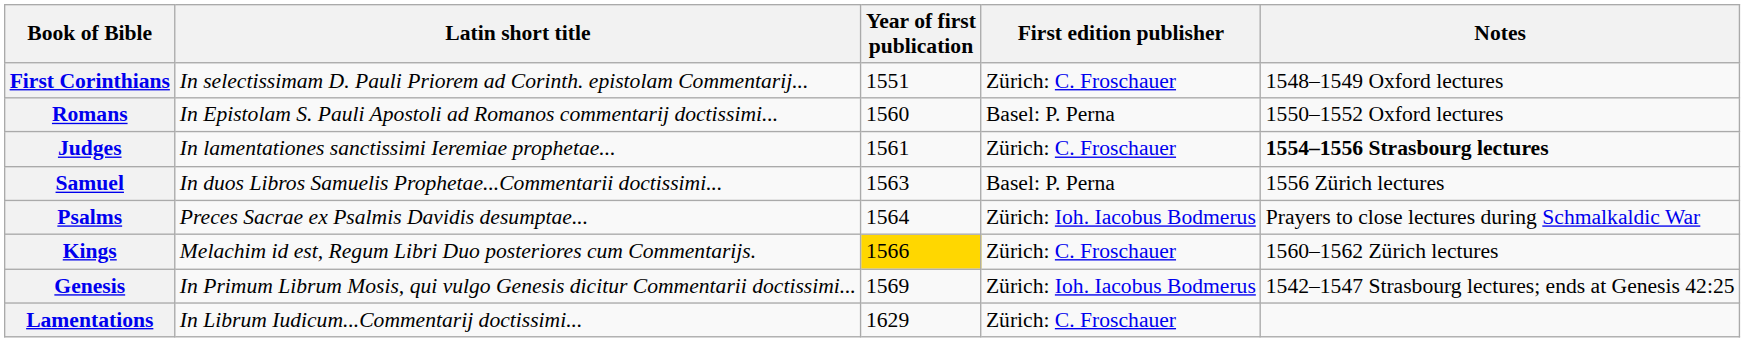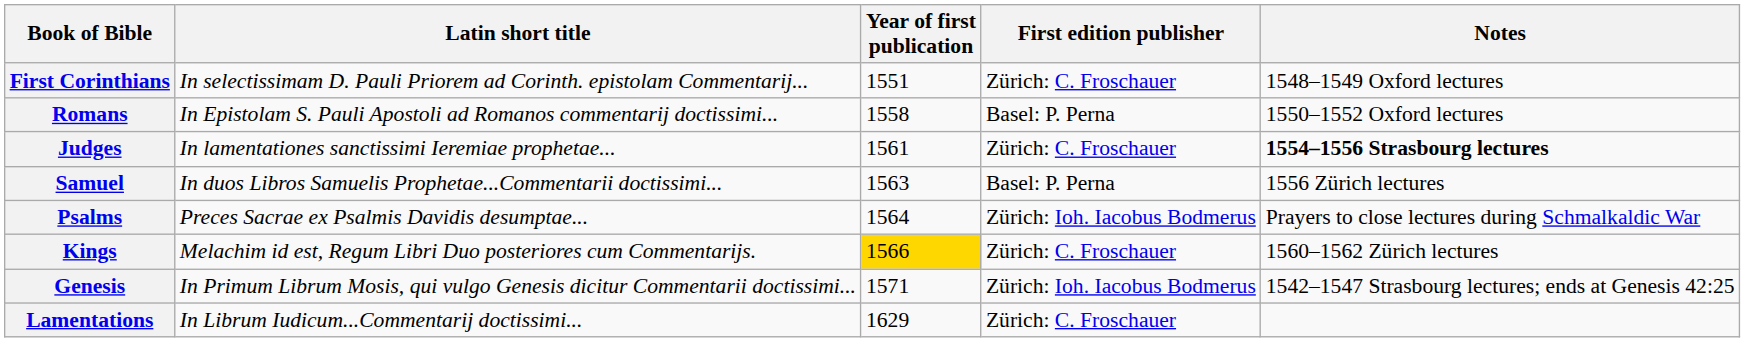(888, 114) 1560 -> (888, 114) 1558
(888, 285) 1569 -> (888, 285) 1571
